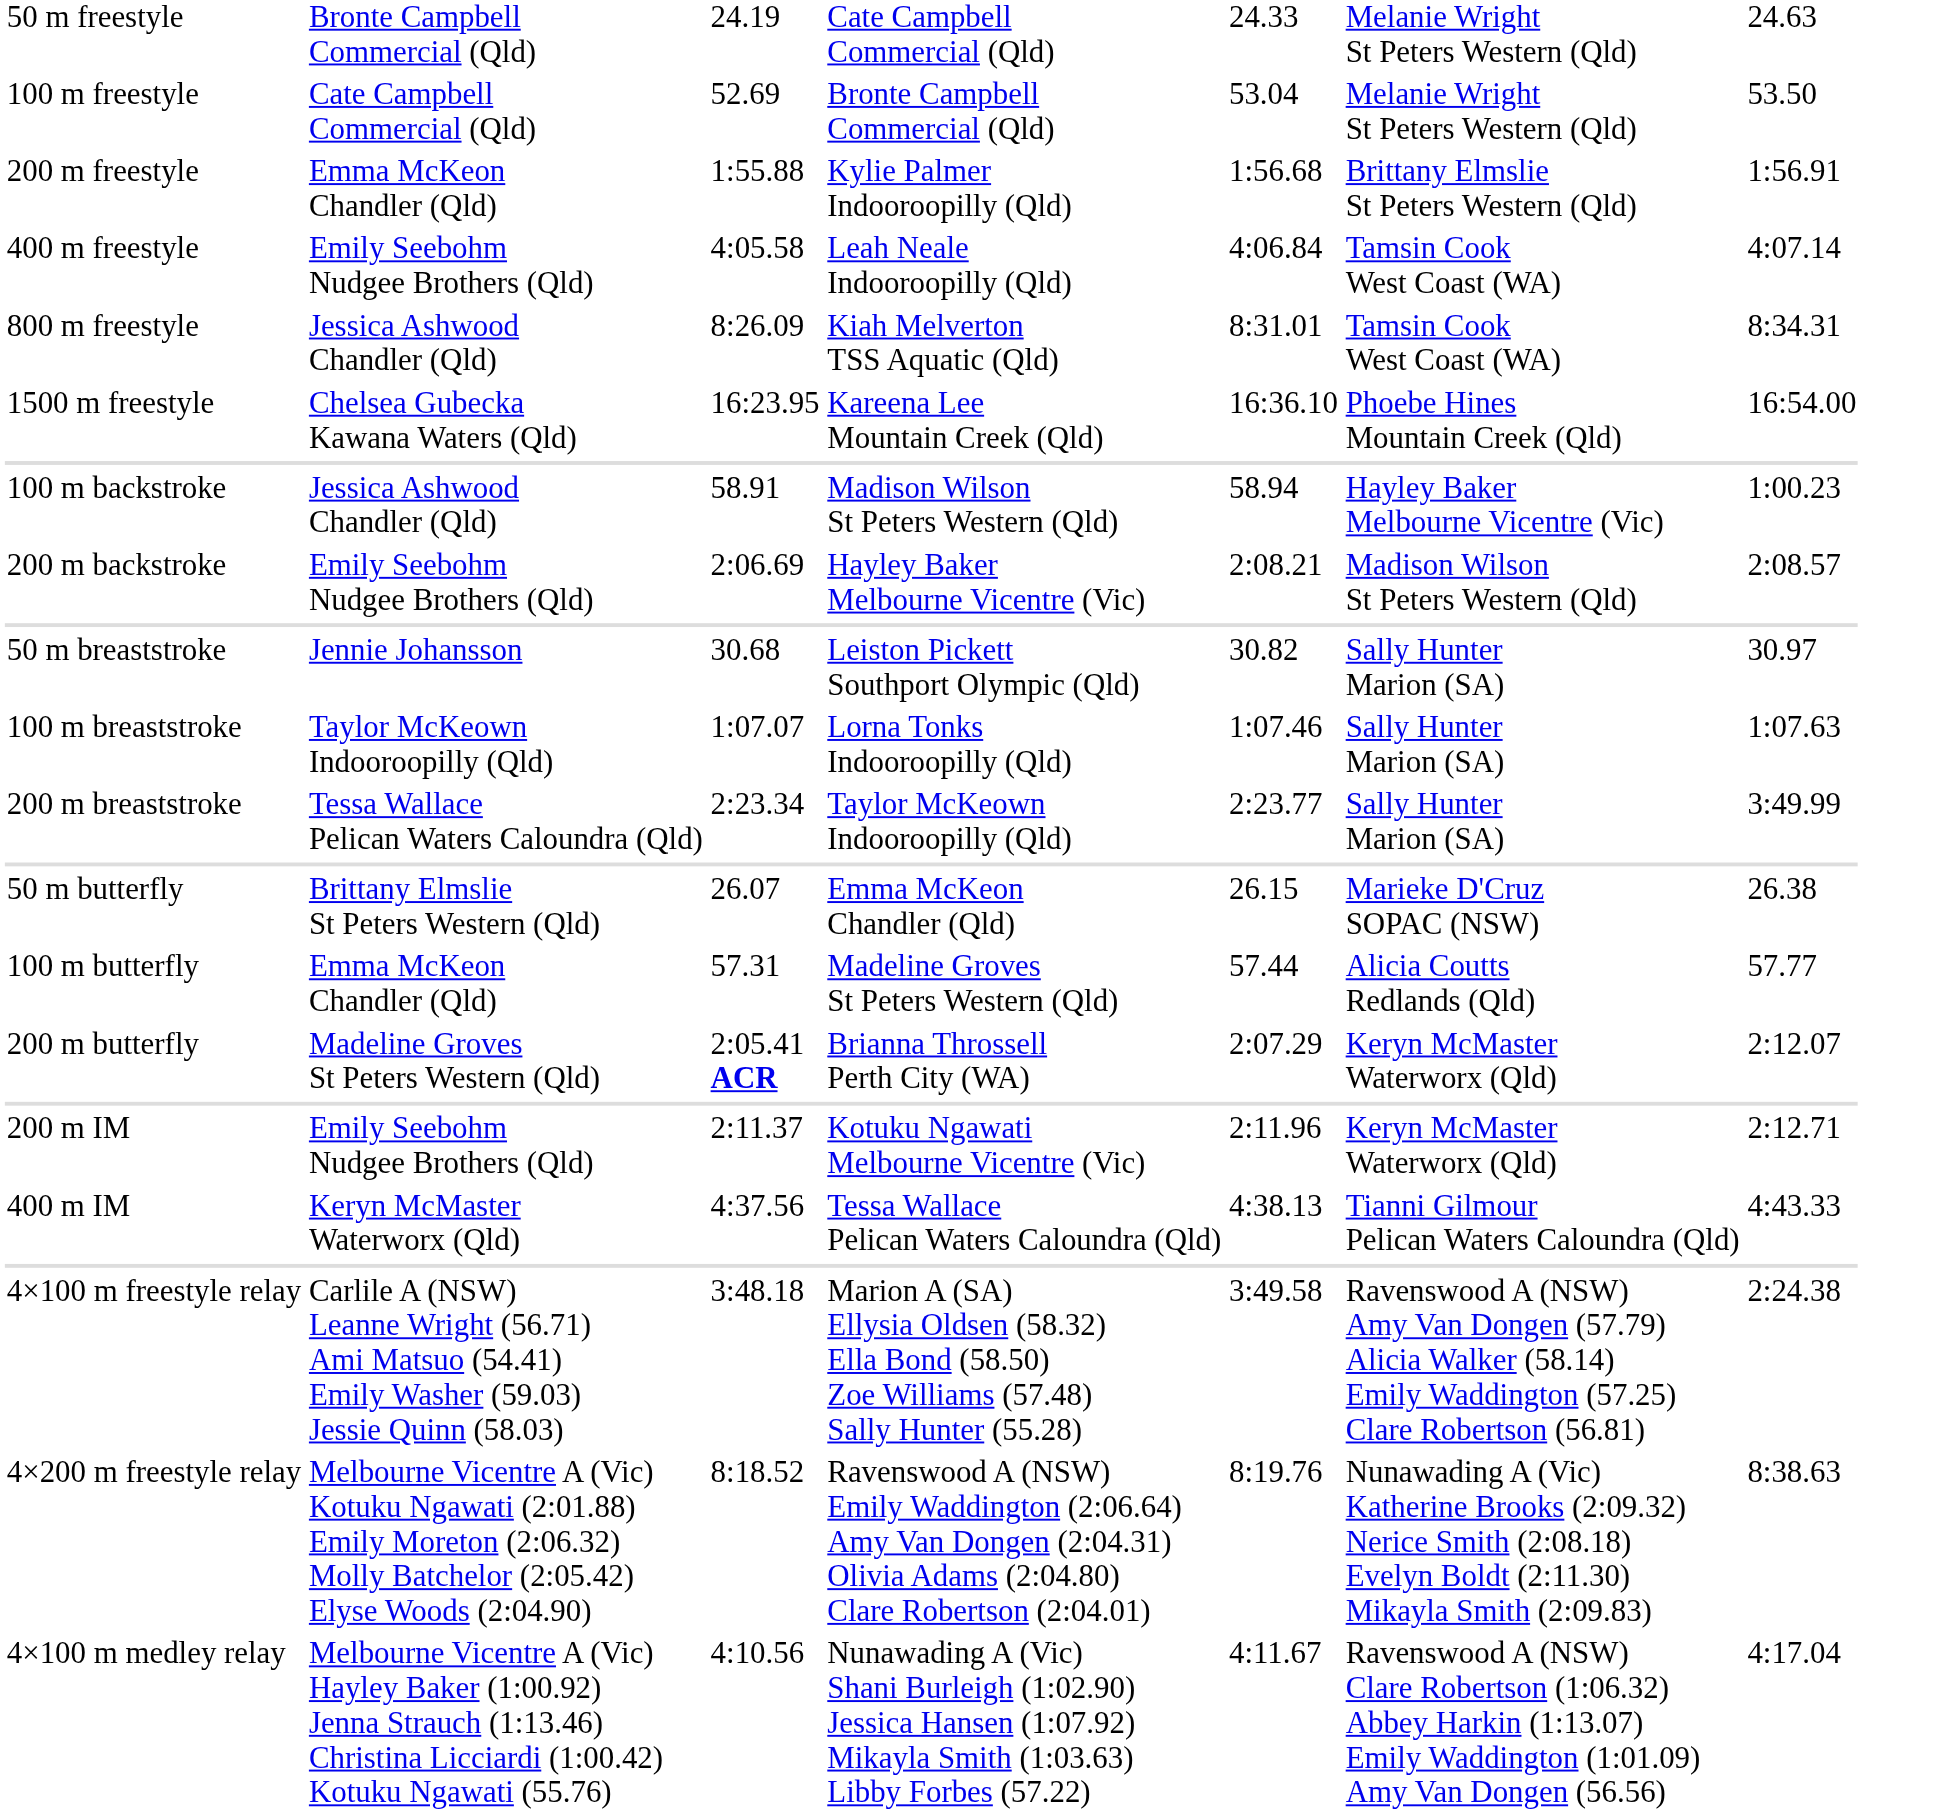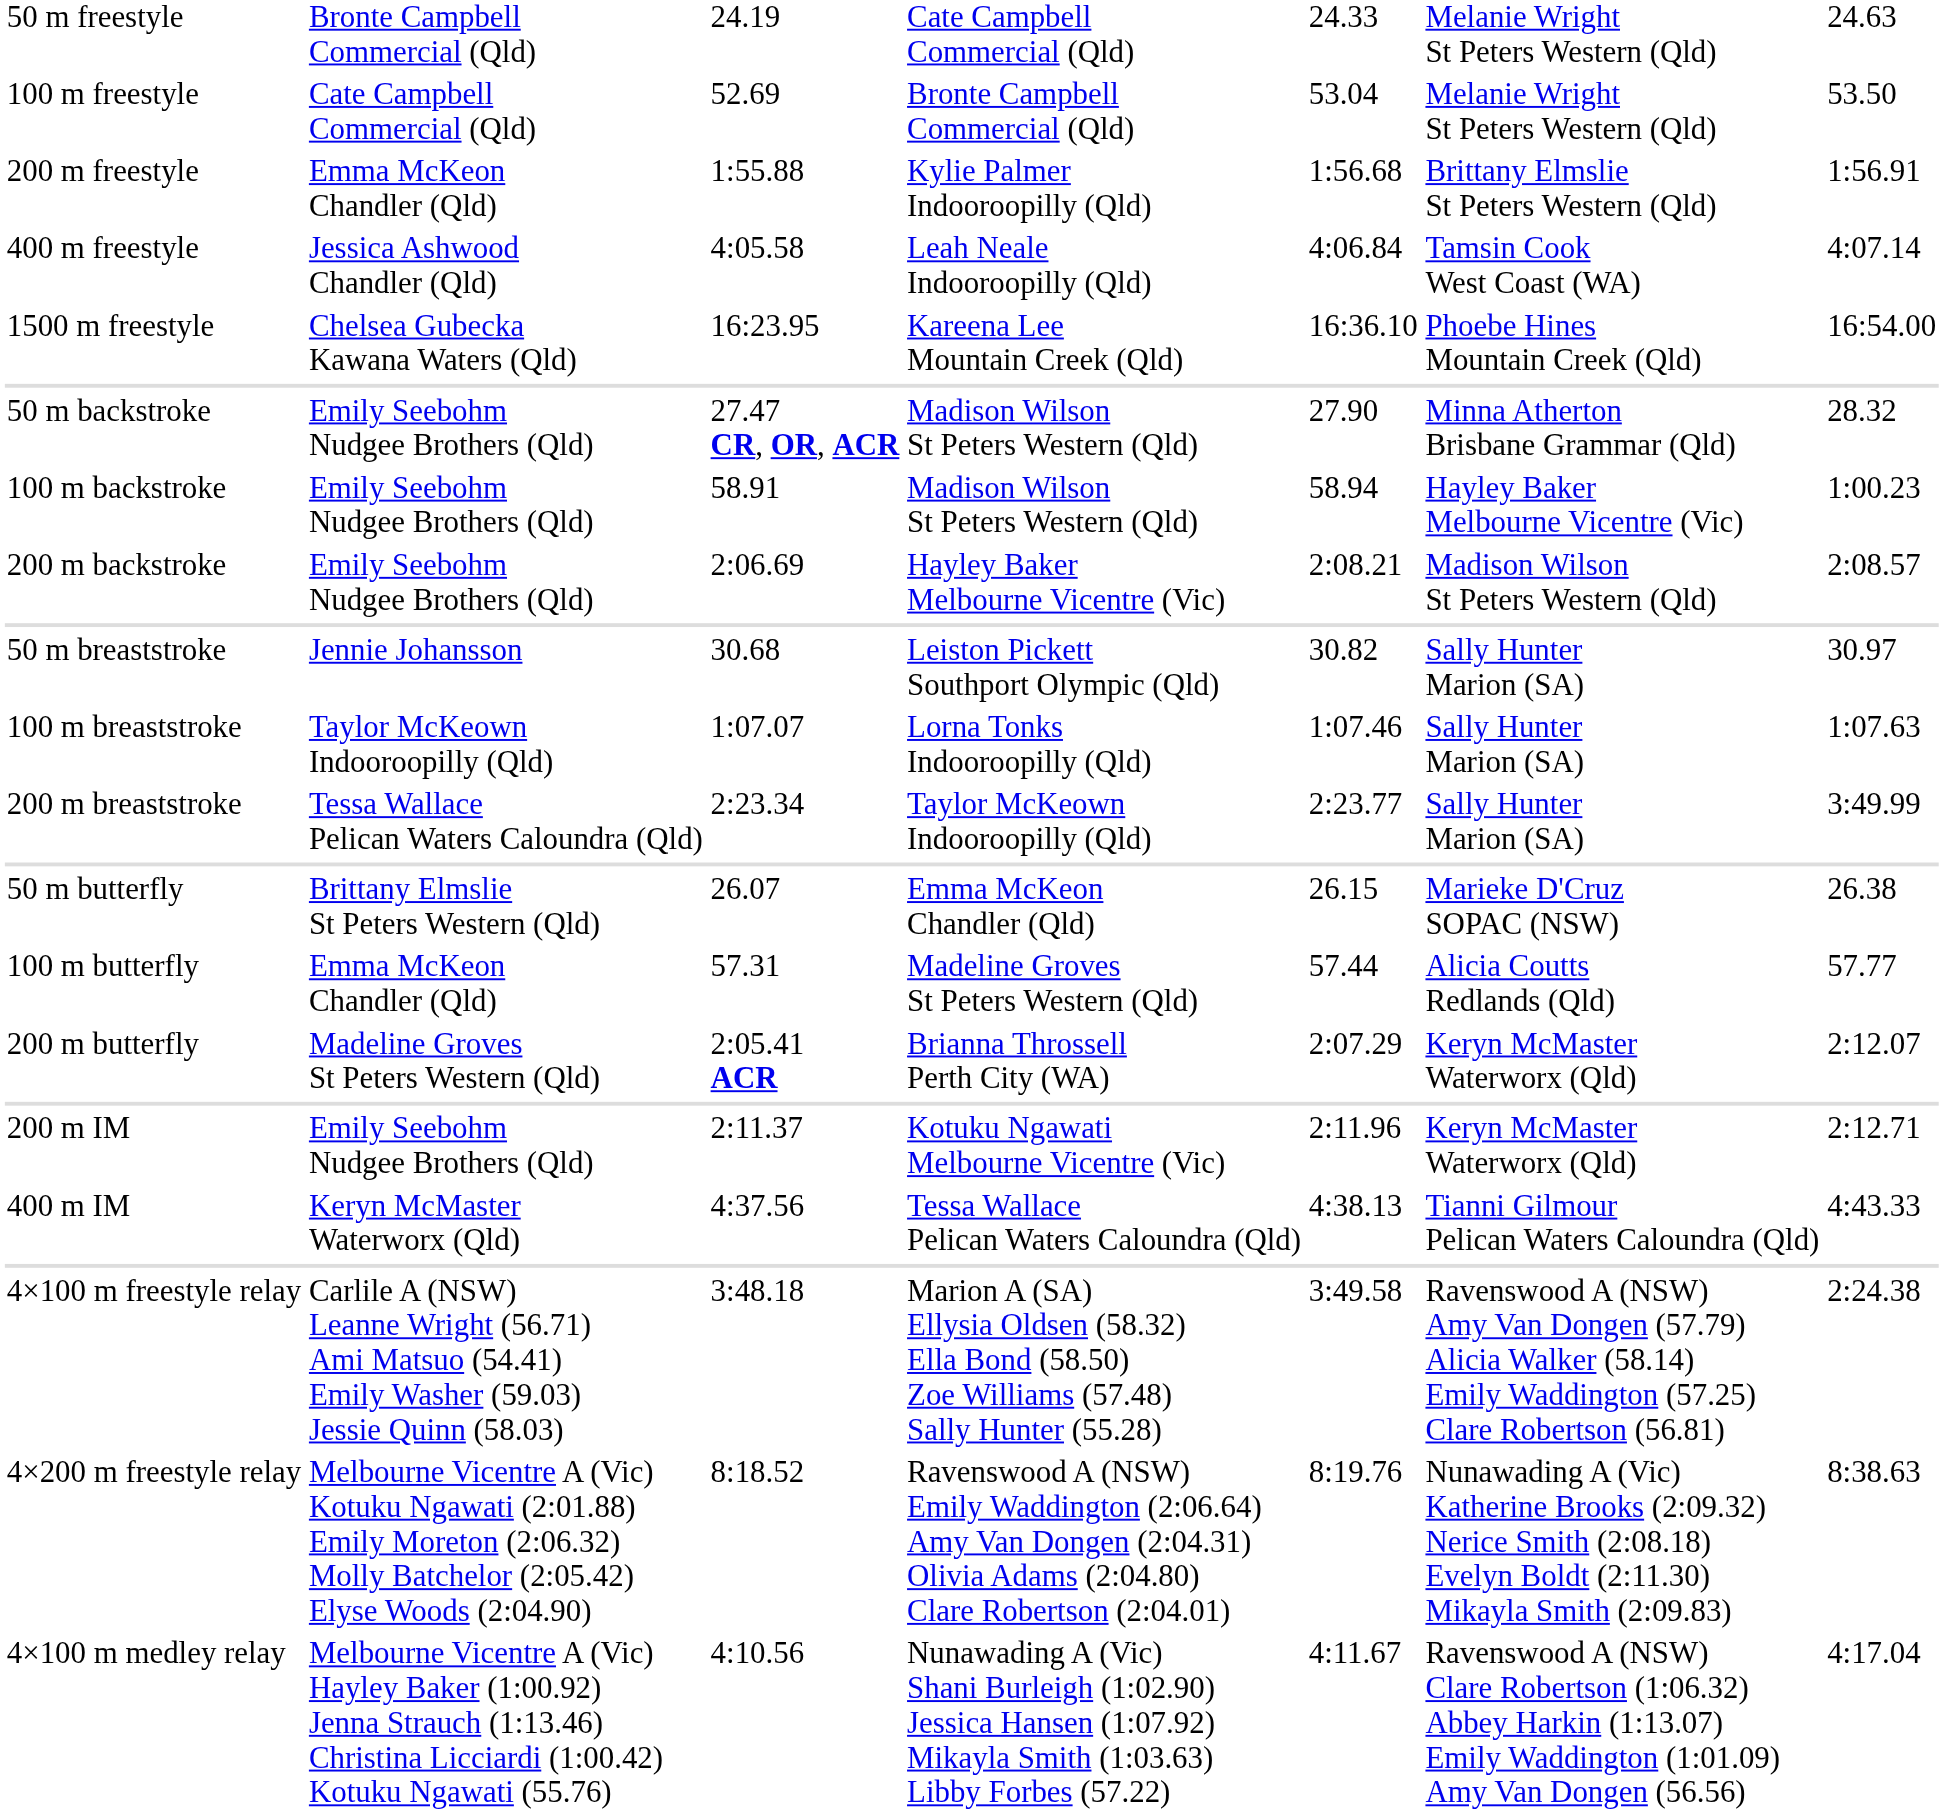(451, 265) Emily Seebohm Nudgee Brothers (Qld) -> (414, 265) Jessica Ashwood Chandler (Qld)
- row: (103, 325)
+ row: (109, 410)
(414, 504) Jessica Ashwood Chandler (Qld) -> (451, 504) Emily Seebohm Nudgee Brothers (Qld)
